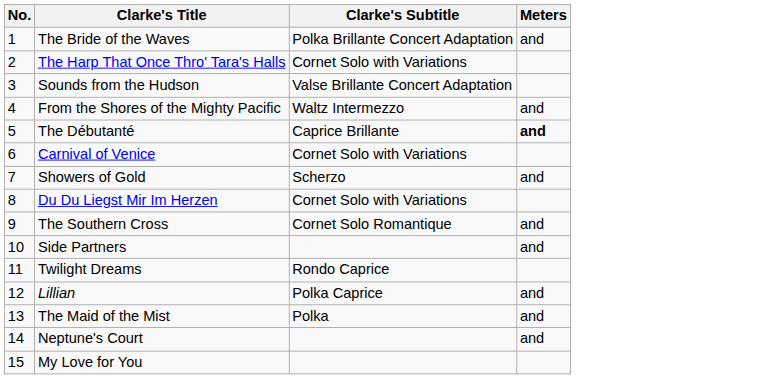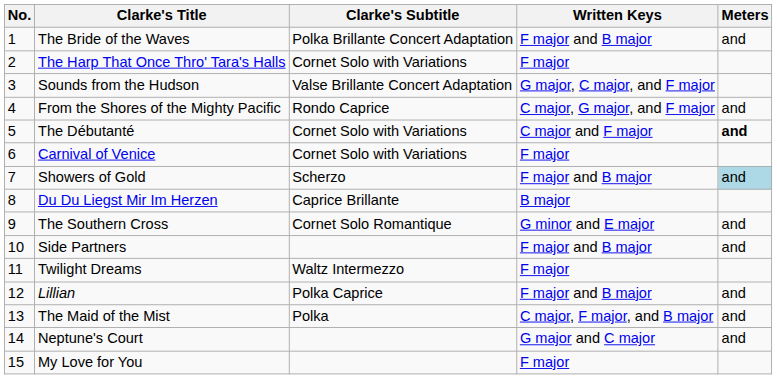+ column: (617, 16)
(348, 108) Waltz Intermezzo -> (341, 108) Rondo Caprice
(346, 131) Caprice Brillante -> (379, 131) Cornet Solo with Variations
(532, 177) no background -> (734, 177) lightblue background
(379, 200) Cornet Solo with Variations -> (346, 200) Caprice Brillante
(341, 270) Rondo Caprice -> (348, 270) Waltz Intermezzo
